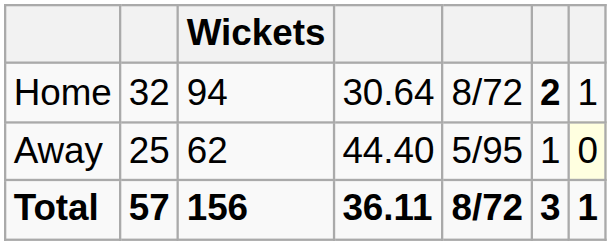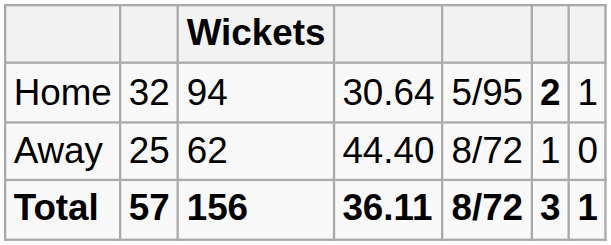(487, 92) 8/72 -> (487, 92) 5/95
(487, 150) 5/95 -> (487, 150) 8/72
(588, 150) lightyellow background -> (588, 150) no background
